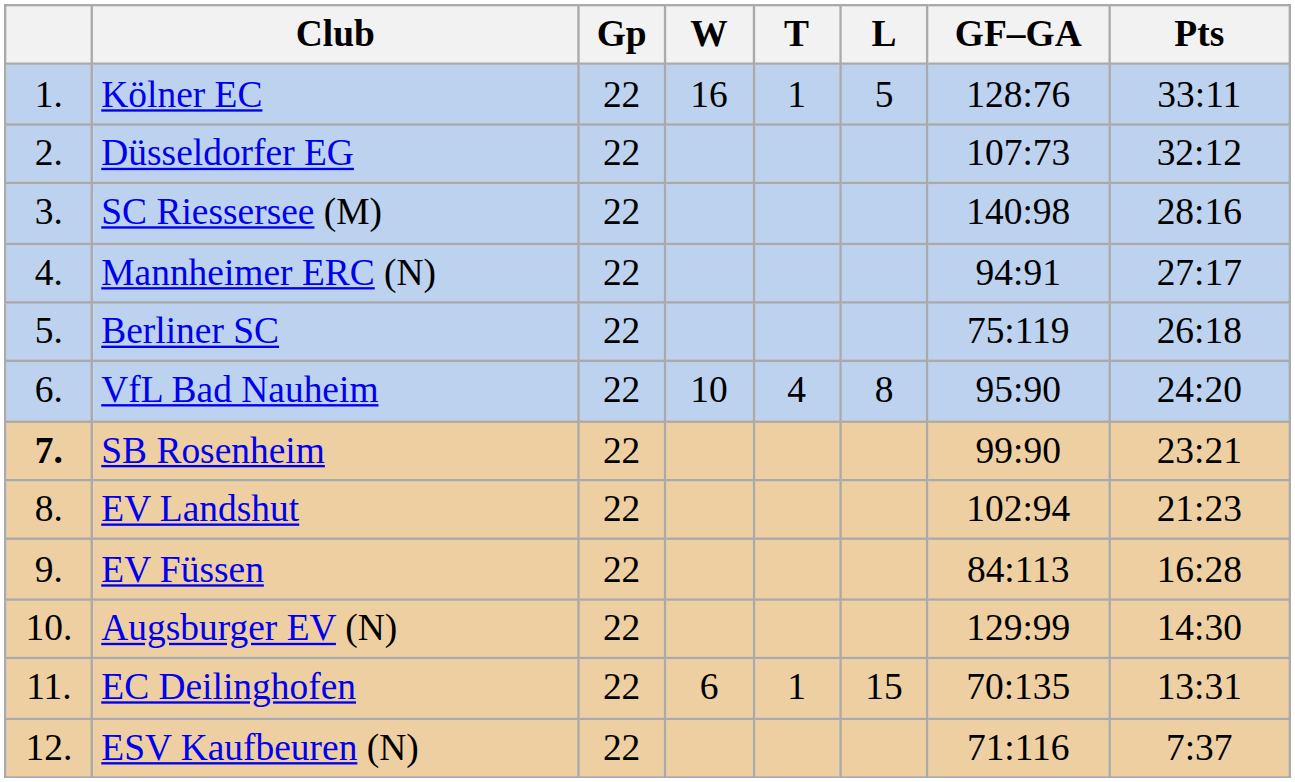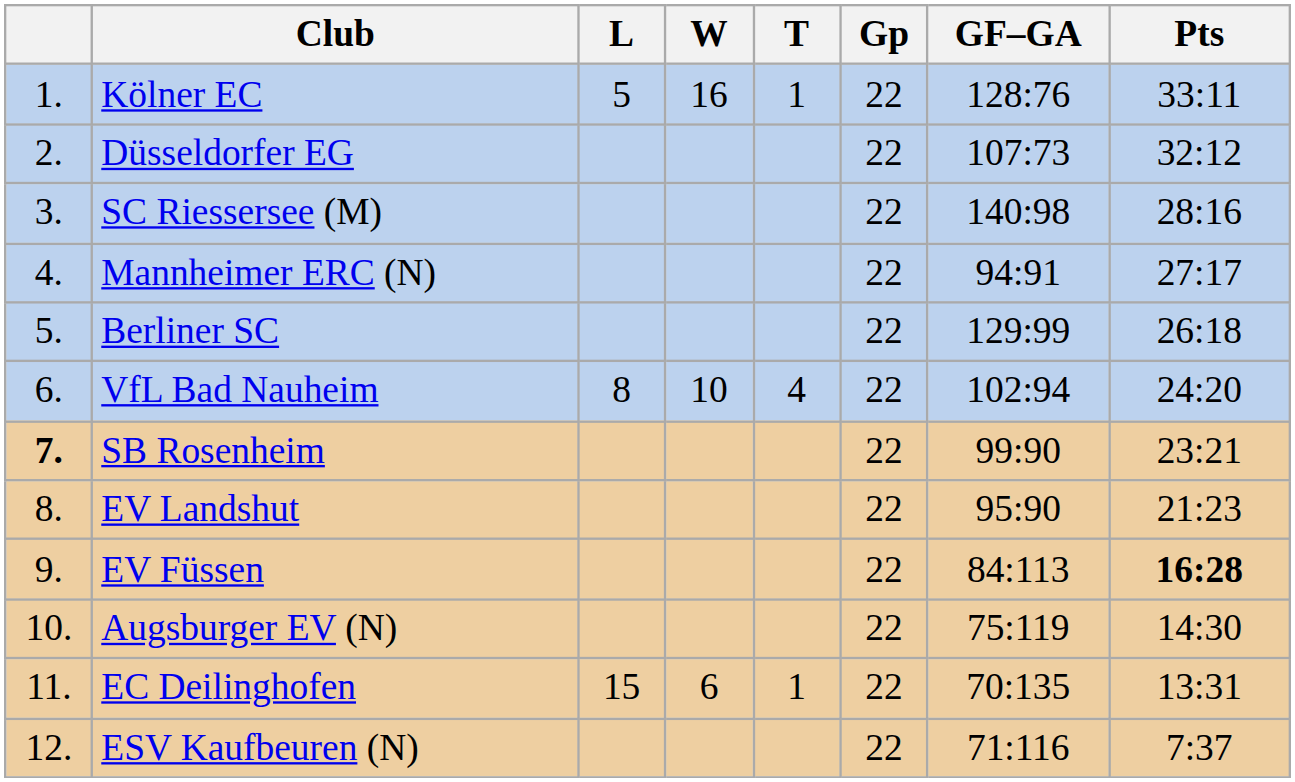columns swapped: (622, 34) <-> (884, 34)
(1018, 331) 75:119 -> (1018, 331) 129:99
(1018, 390) 95:90 -> (1018, 390) 102:94
(1018, 509) 102:94 -> (1018, 509) 95:90
(1199, 568) normal -> (1199, 568) bold
(1018, 627) 129:99 -> (1018, 627) 75:119
